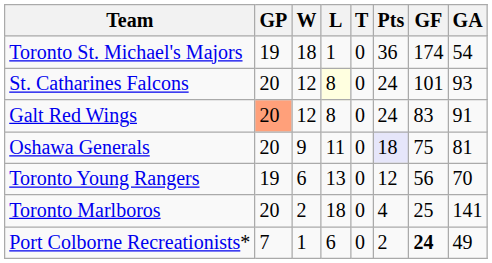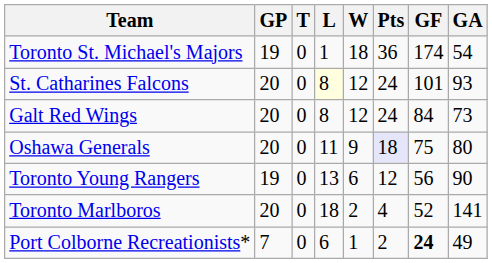columns swapped: (307, 20) <-> (362, 20)
(270, 115) lightsalmon background -> (270, 115) no background
(423, 115) 83 -> (423, 115) 84
(463, 115) 91 -> (463, 115) 73
(463, 147) 81 -> (463, 147) 80
(463, 178) 70 -> (463, 178) 90
(423, 210) 25 -> (423, 210) 52
